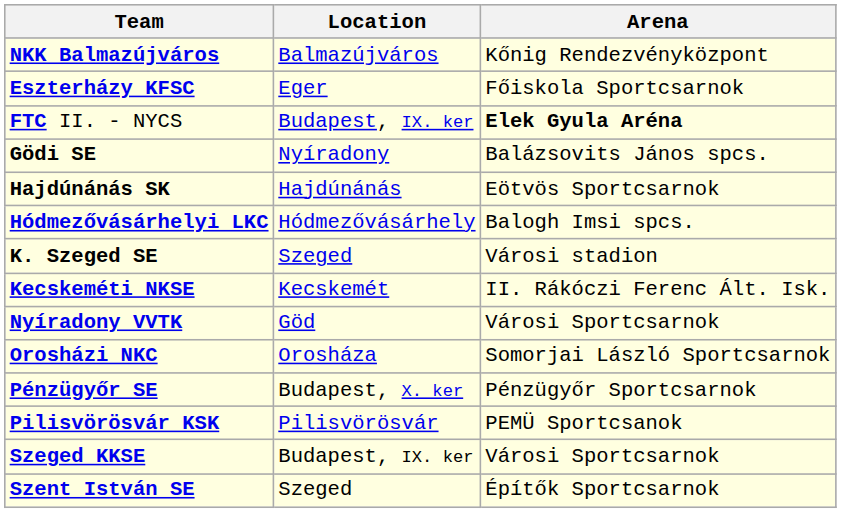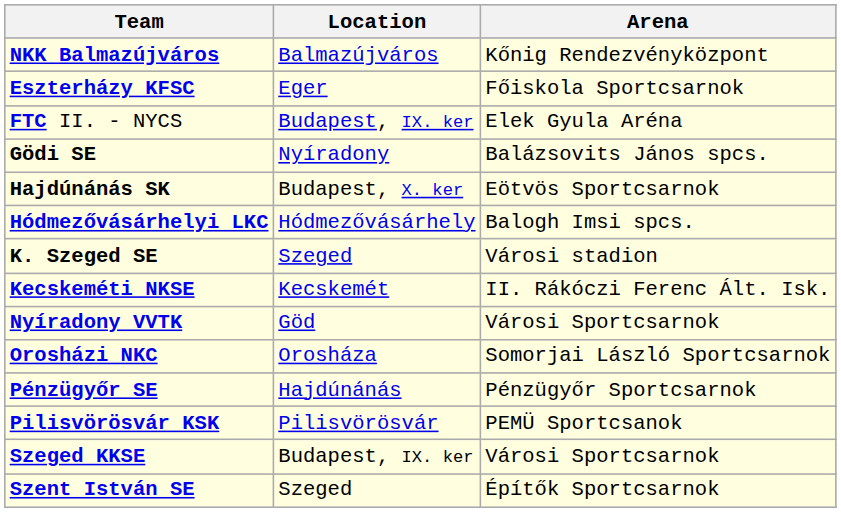(584, 122) bold -> (584, 122) normal
(340, 189) Hajdúnánás -> (371, 189) Budapest, X. ker
(371, 390) Budapest, X. ker -> (340, 390) Hajdúnánás
